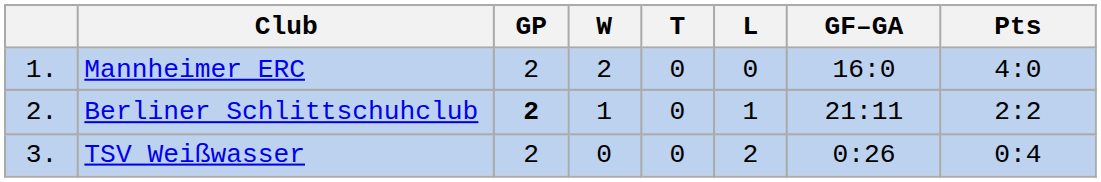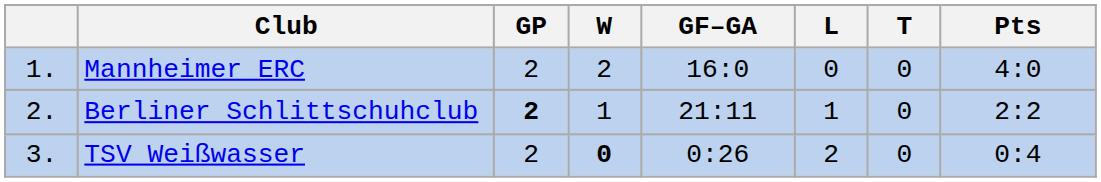columns swapped: (677, 26) <-> (864, 26)
(604, 155) normal -> (604, 155) bold
